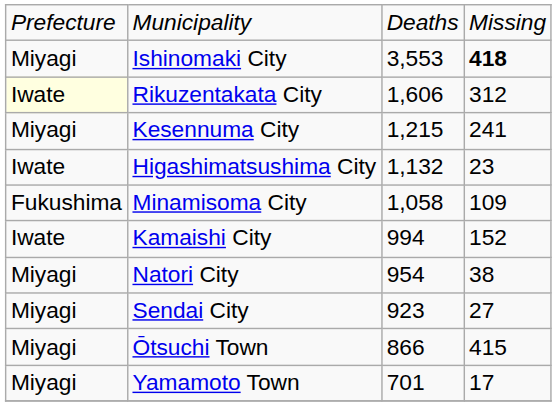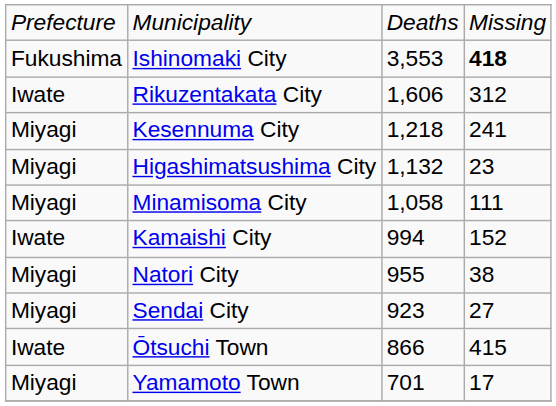(44, 58) Miyagi -> (66, 58) Fukushima
(38, 94) lightyellow background -> (38, 94) no background
(415, 130) 1,215 -> (415, 130) 1,218
(38, 166) Iwate -> (44, 166) Miyagi
(66, 202) Fukushima -> (44, 202) Miyagi
(488, 202) 109 -> (486, 202) 111
(406, 274) 954 -> (406, 274) 955
(44, 346) Miyagi -> (38, 346) Iwate
